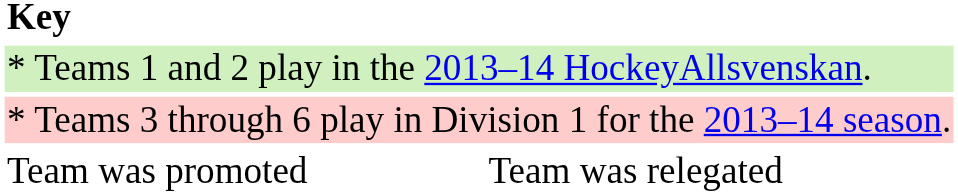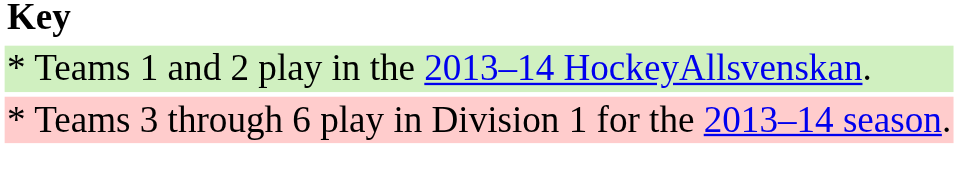- row: (157, 170)
